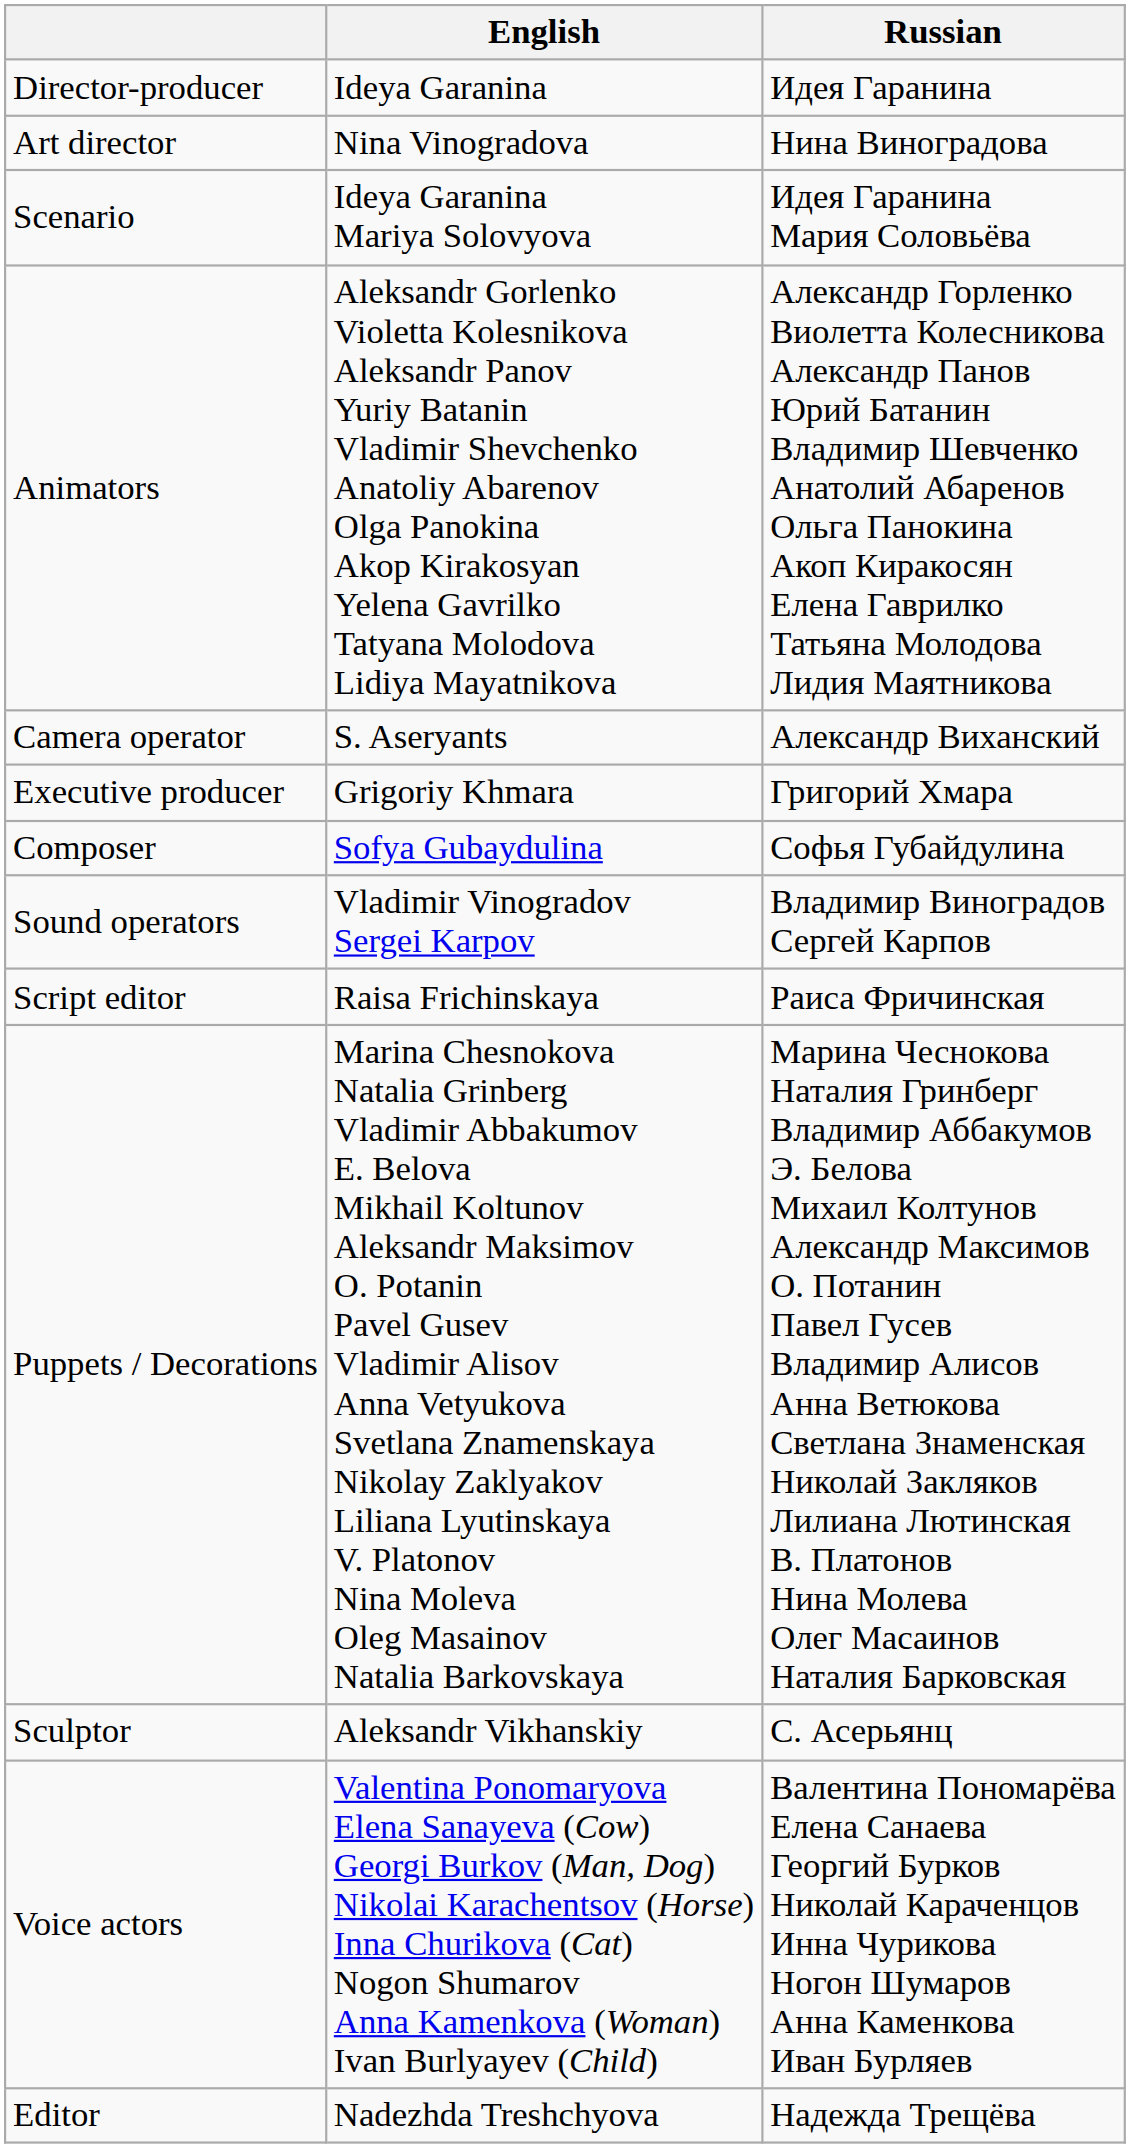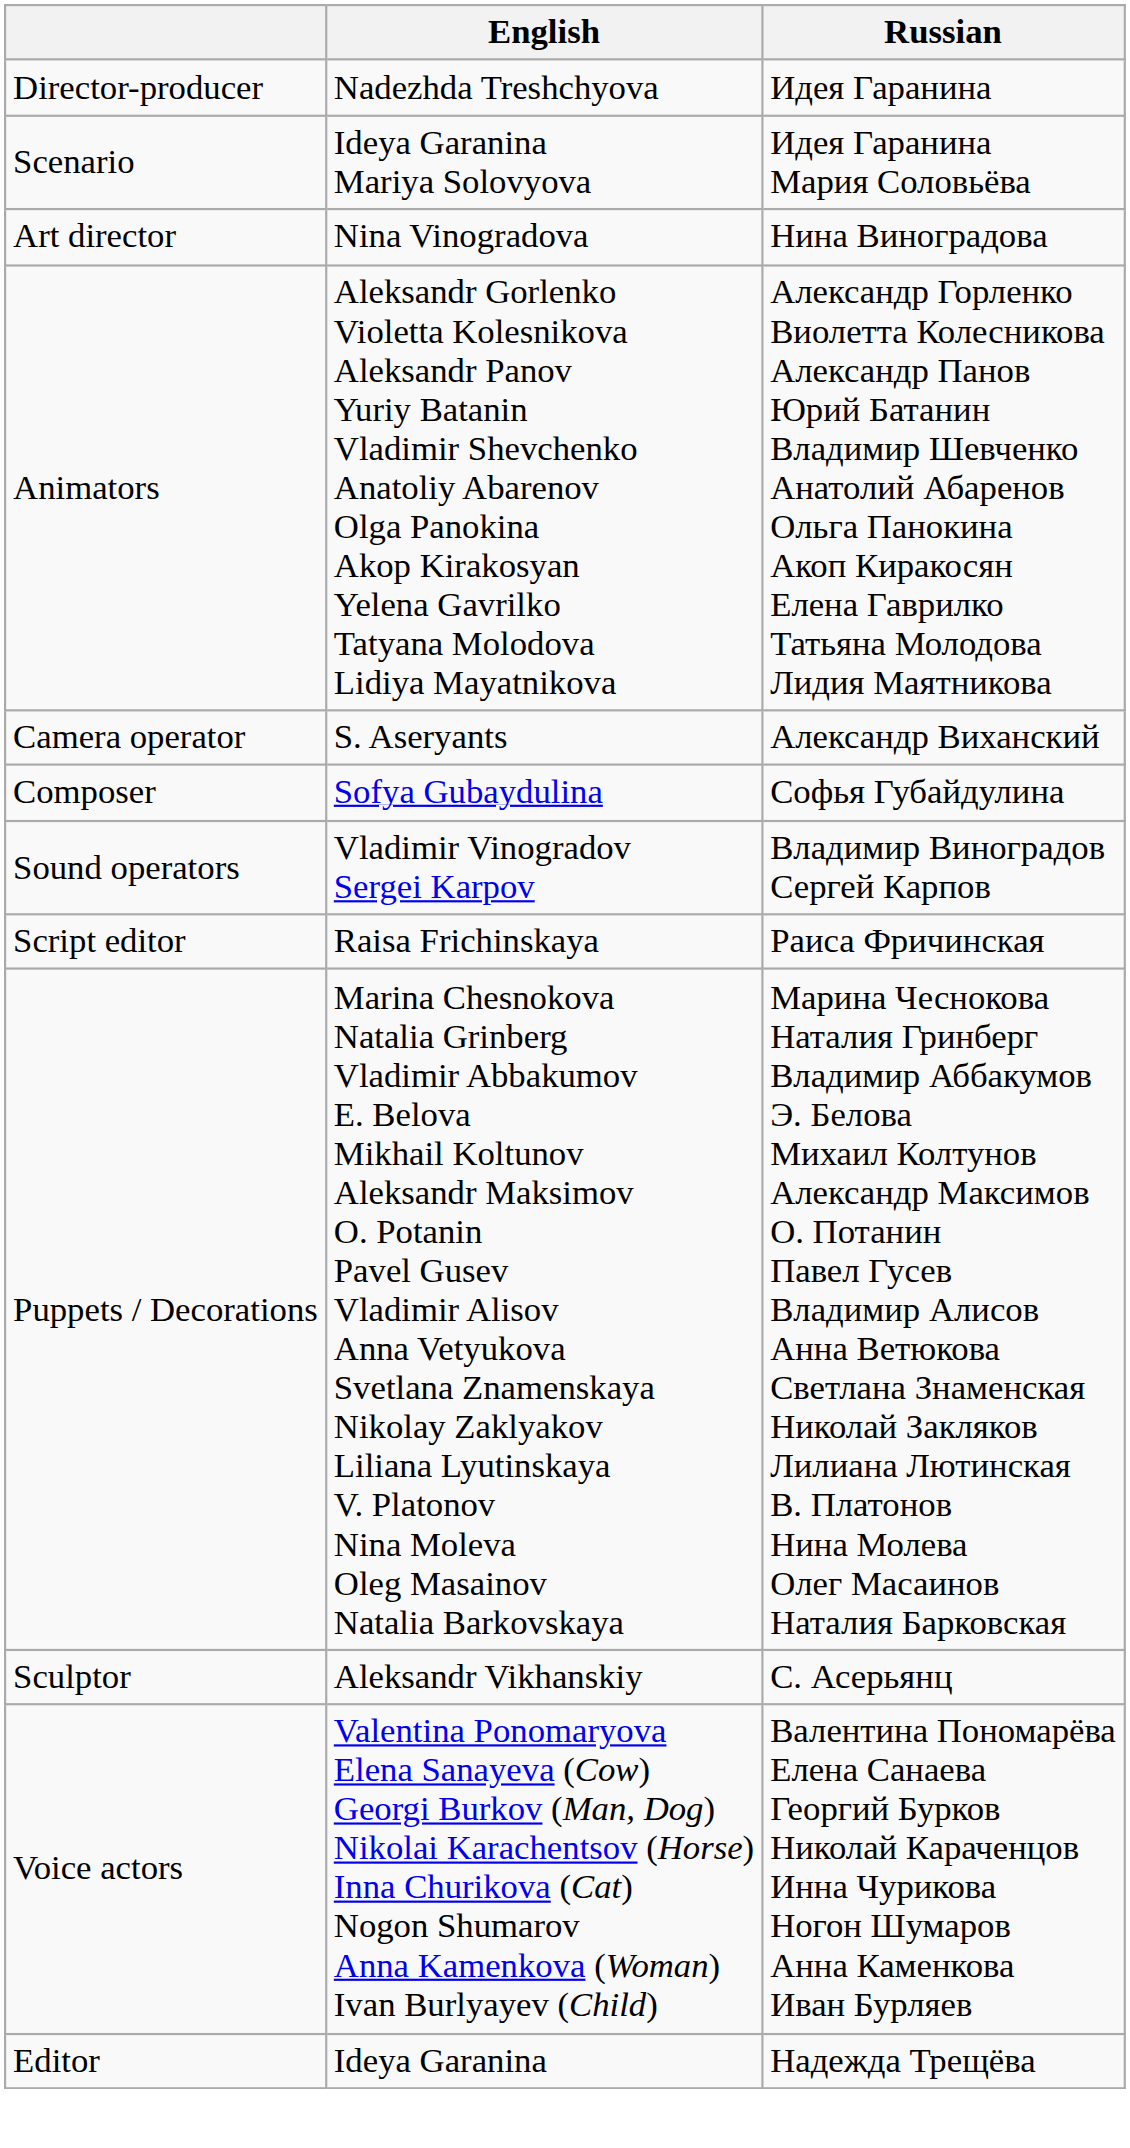(440, 87) Ideya Garanina -> (496, 87) Nadezhda Treshchyova
rows swapped: (74, 216) <-> (95, 142)
- row: (149, 792)
(496, 2114) Nadezhda Treshchyova -> (440, 2059) Ideya Garanina
